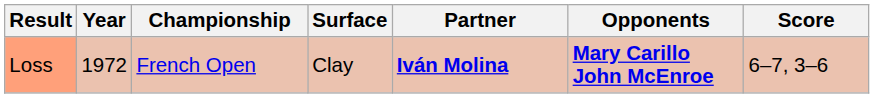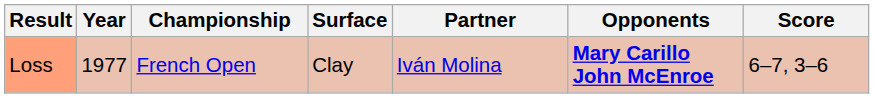(104, 64) 1972 -> (104, 64) 1977
(453, 64) bold -> (449, 64) normal
